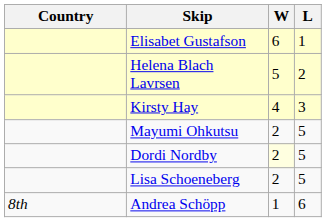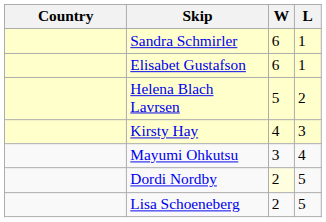+ row: (184, 41)
(276, 131) 2 -> (276, 155) 3
(302, 131) 5 -> (302, 155) 4
- row: (178, 204)
